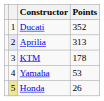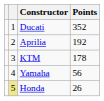(13, 42) lavender background -> (13, 42) no background
(79, 42) 313 -> (79, 42) 192
(77, 73) 53 -> (77, 73) 56
